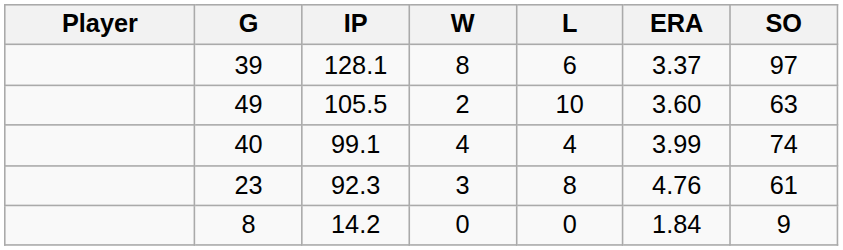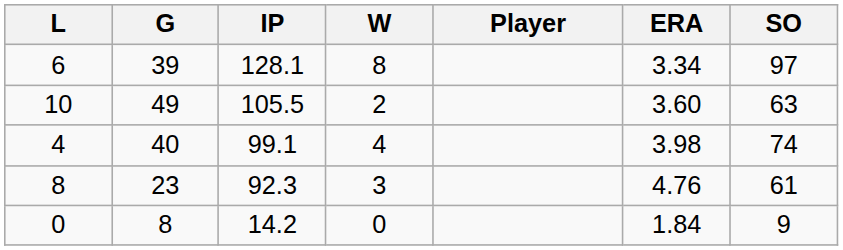columns swapped: (100, 24) <-> (570, 24)
(677, 64) 3.37 -> (677, 64) 3.34
(677, 144) 3.99 -> (677, 144) 3.98
